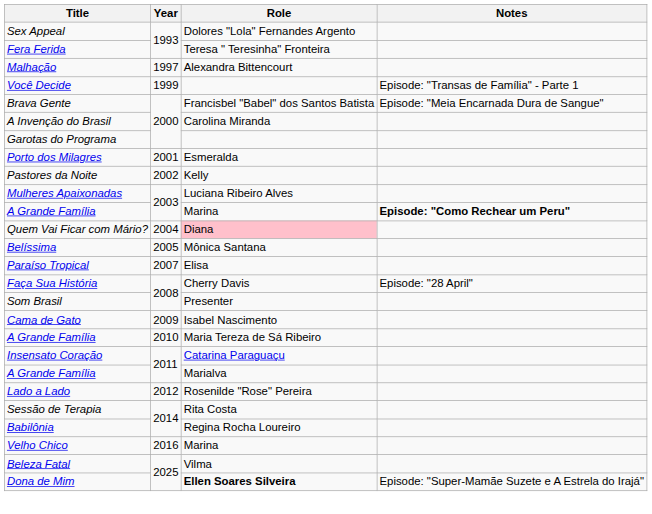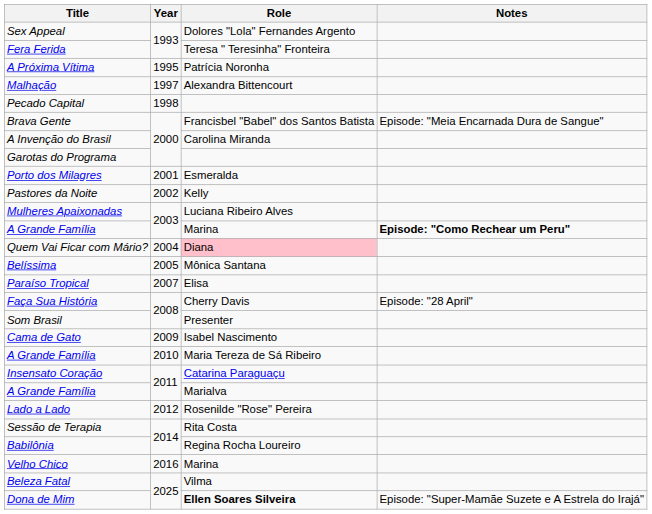+ row: (51, 67)
+ row: (45, 103)
- row: (39, 85)
